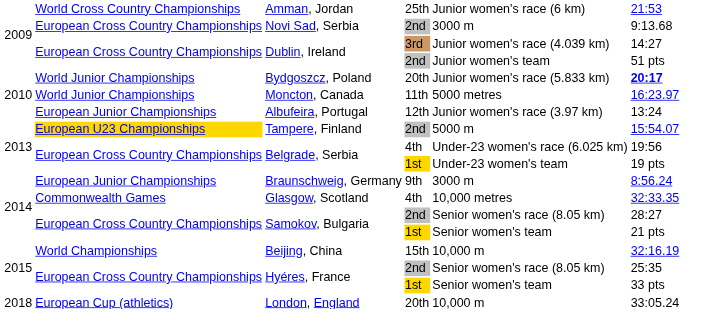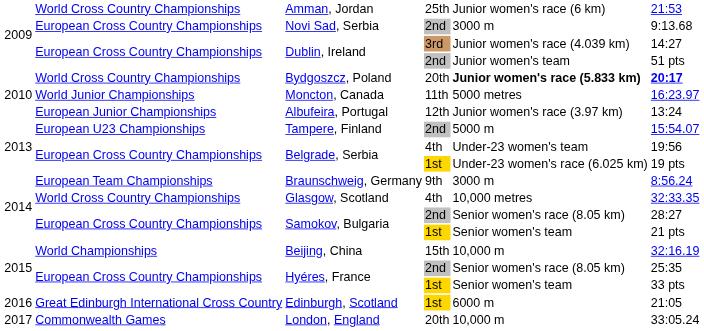(115, 78) World Junior Championships -> (138, 78) World Cross Country Championships
(521, 78) normal -> (547, 78) bold
(120, 129) gold background -> (120, 129) no background
(530, 146) Under-23 women's race (6.025 km) -> (520, 146) Under-23 women's team
(500, 163) Under-23 women's team -> (550, 163) Under-23 women's race (6.025 km)
(126, 181) European Junior Championships -> (124, 181) European Team Championships
(100, 198) Commonwealth Games -> (138, 198) World Cross Country Championships
+ row: (342, 302)
(18, 302) 2018 -> (18, 319) 2017
(104, 302) European Cup (athletics) -> (100, 319) Commonwealth Games
